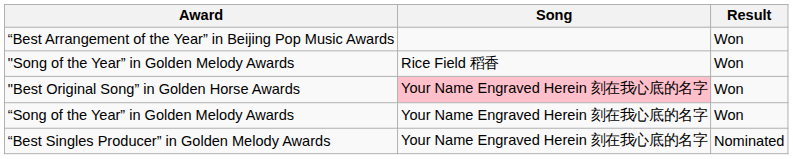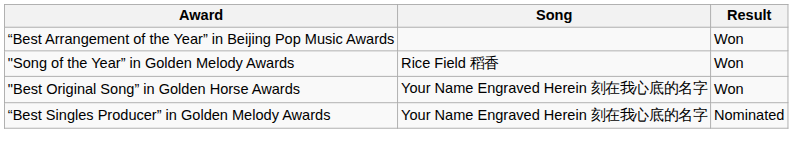(554, 88) pink background -> (554, 88) no background
- row: (151, 115)
